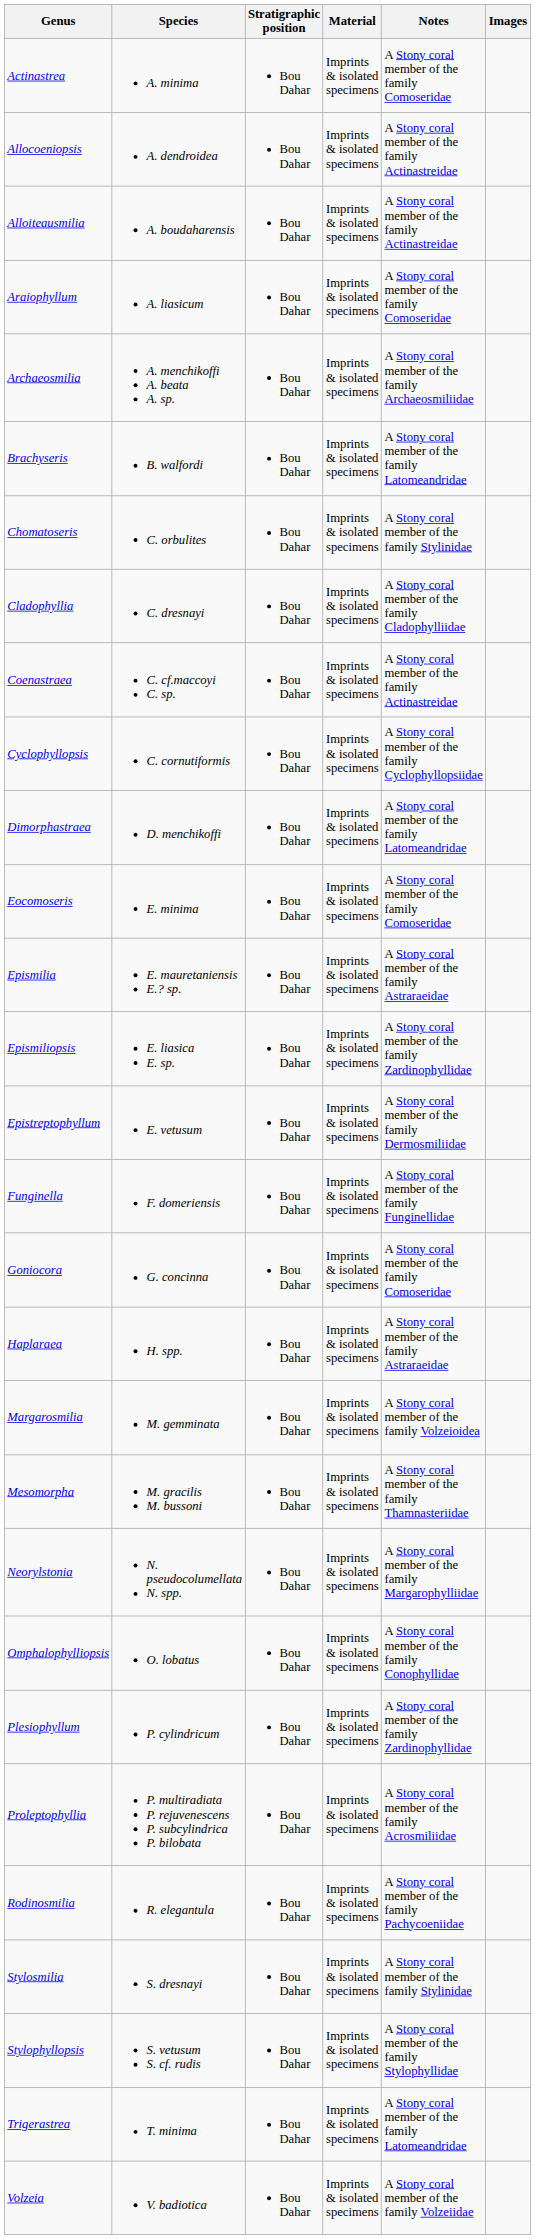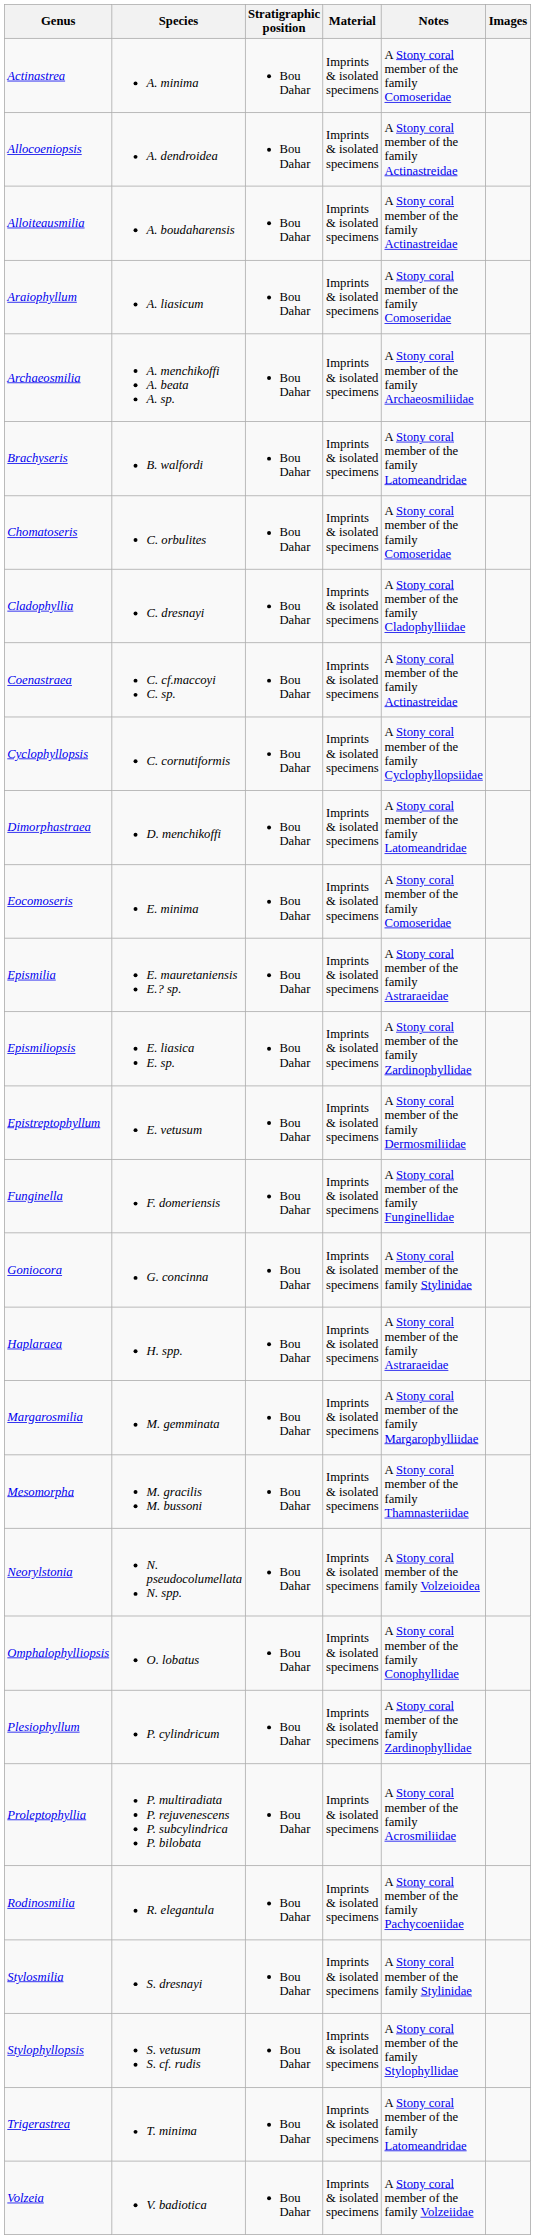(428, 532) A Stony coral member of the family Stylinidae -> (421, 532) A Stony coral member of the family Comoseridae
(421, 1270) A Stony coral member of the family Comoseridae -> (428, 1270) A Stony coral member of the family Stylinidae
(432, 1417) A Stony coral member of the family Volzeioidea -> (431, 1417) A Stony coral member of the family Margarophylliidae
(431, 1572) A Stony coral member of the family Margarophylliidae -> (432, 1572) A Stony coral member of the family Volzeioidea
